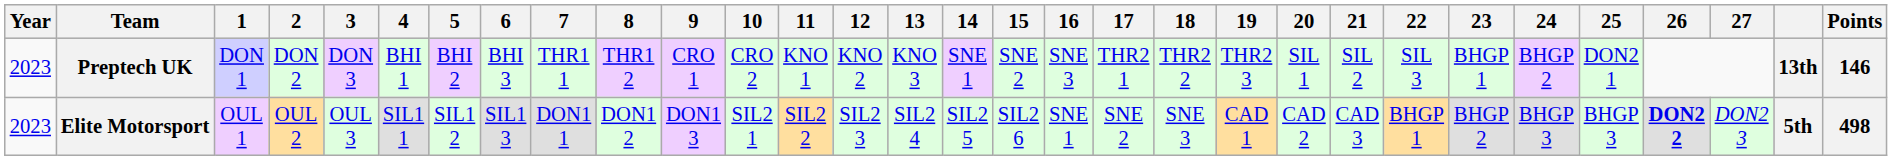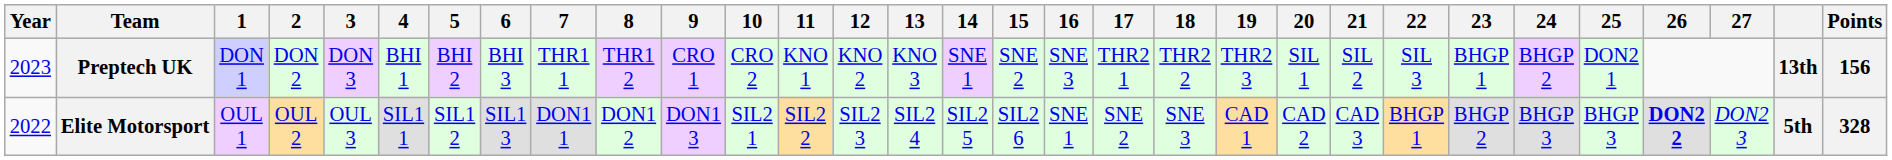(1855, 67) 146 -> (1855, 67) 156
(30, 125) 2023 -> (30, 125) 2022
(1855, 125) 498 -> (1855, 125) 328
